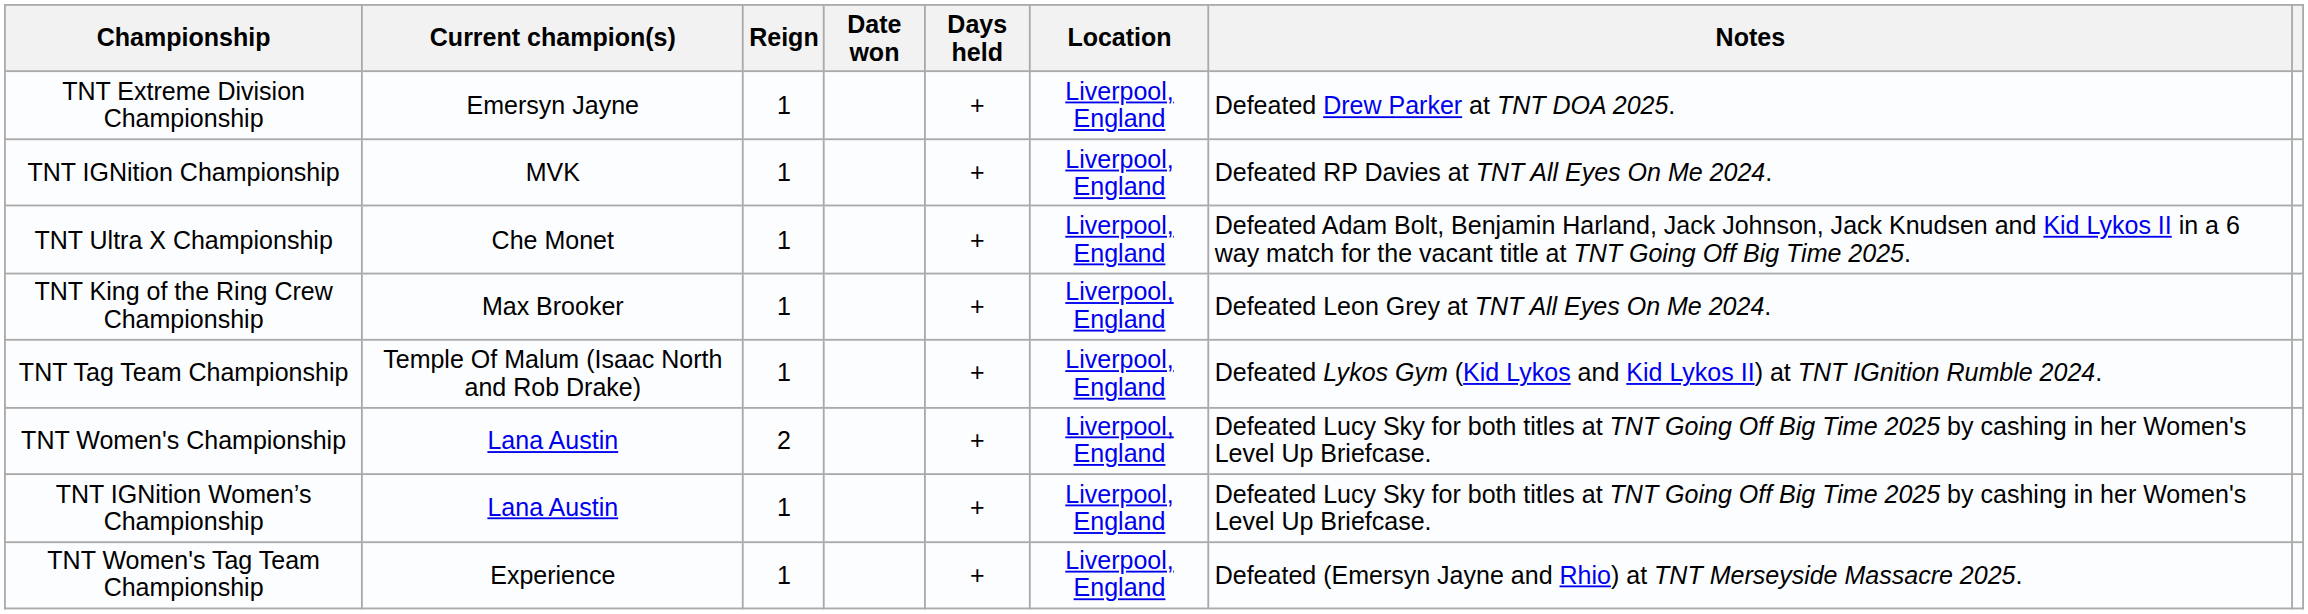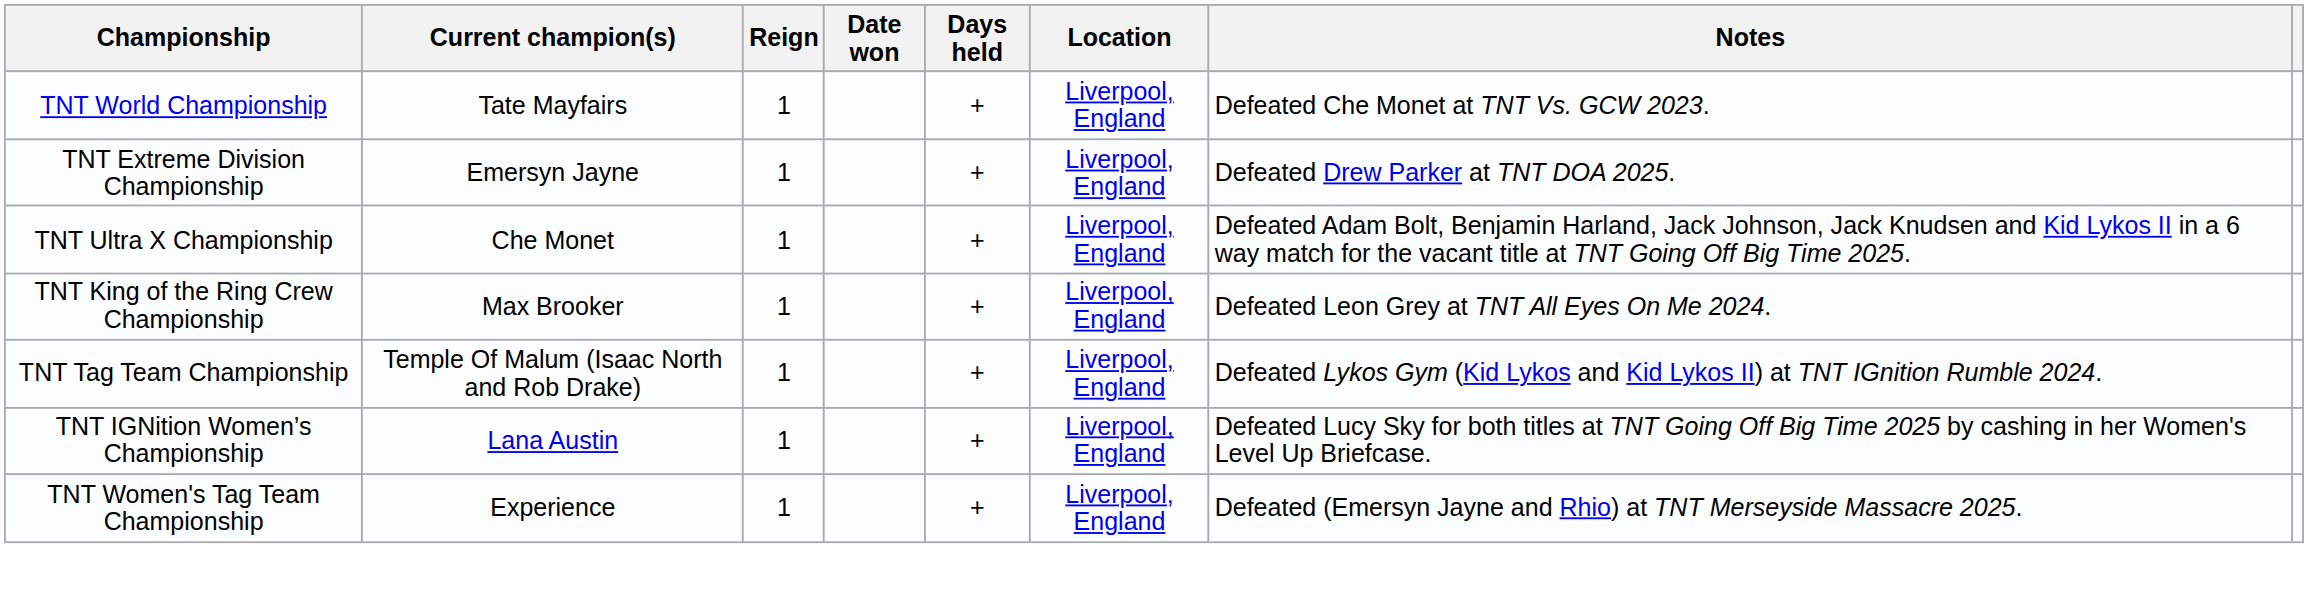+ row: (184, 105)
- row: (184, 172)
- row: (184, 440)
